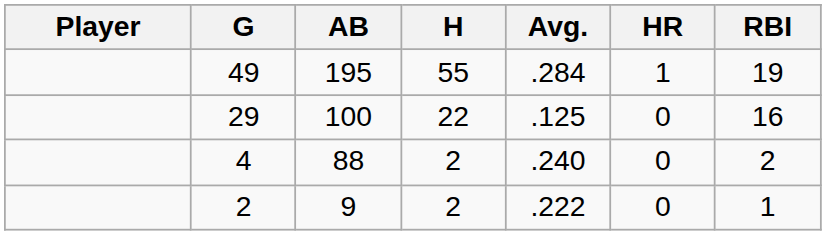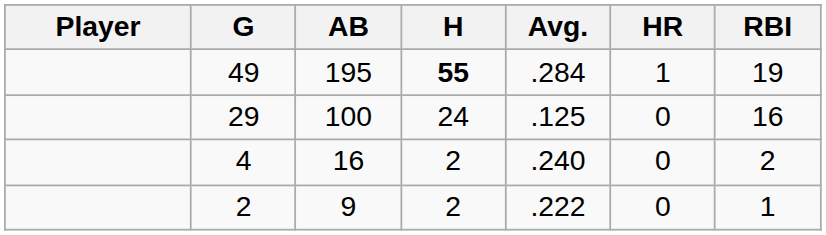(453, 71) normal -> (453, 71) bold
(453, 116) 22 -> (453, 116) 24
(348, 161) 88 -> (348, 161) 16
